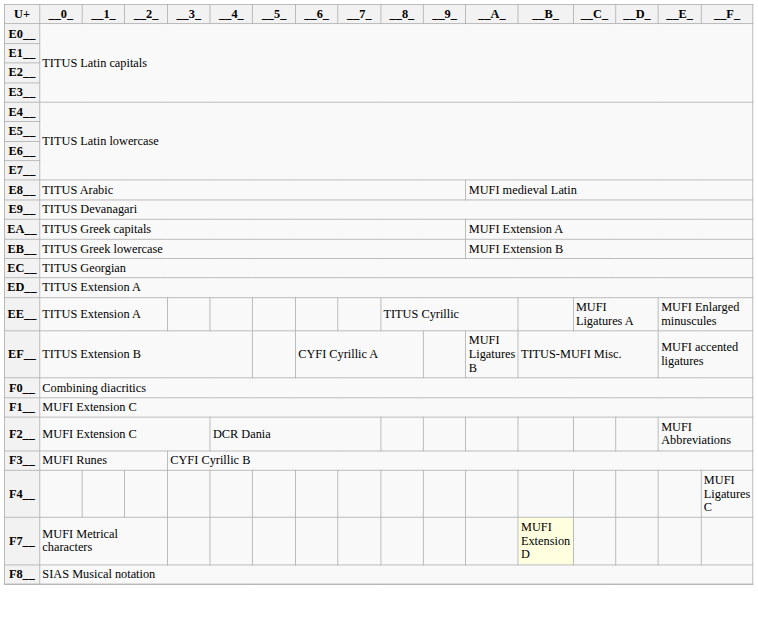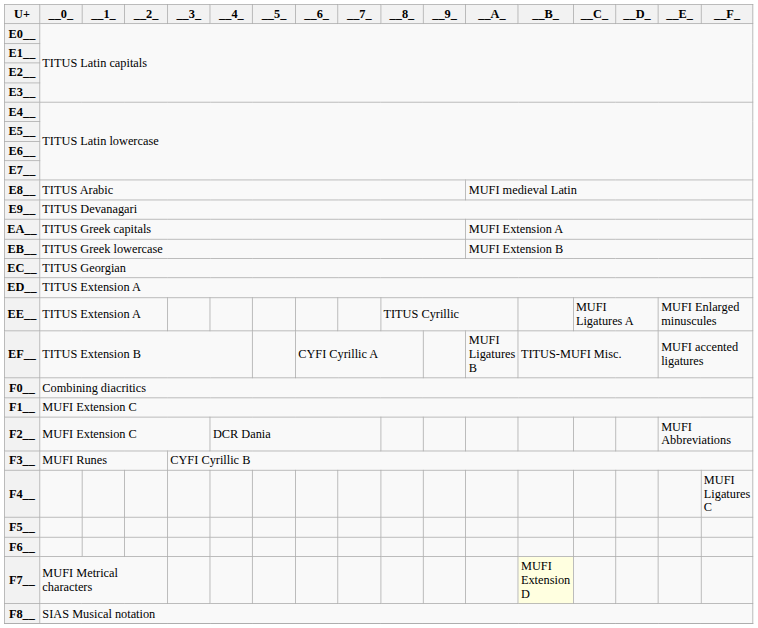+ row: (22, 527)
+ row: (22, 546)
